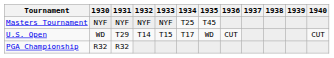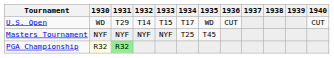rows swapped: (47, 23) <-> (27, 35)
(100, 47) no background -> (100, 47) lightyellow background
(122, 47) no background -> (122, 47) lightgreen background
